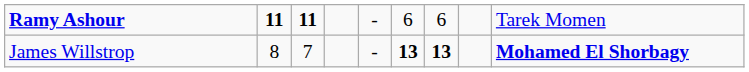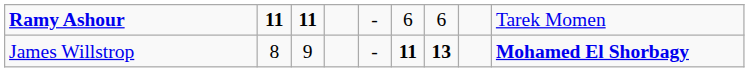(308, 50) 7 -> (308, 50) 9
(408, 50) 13 -> (408, 50) 11
